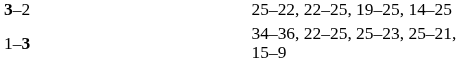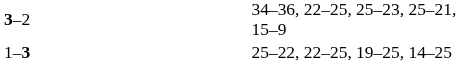(352, 9) 25–22, 22–25, 19–25, 14–25 -> (354, 19) 34–36, 22–25, 25–23, 25–21, 15–9
(354, 43) 34–36, 22–25, 25–23, 25–21, 15–9 -> (352, 52) 25–22, 22–25, 19–25, 14–25
